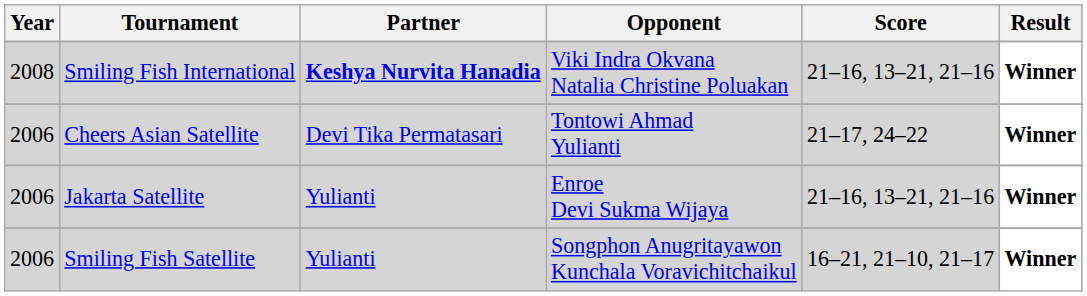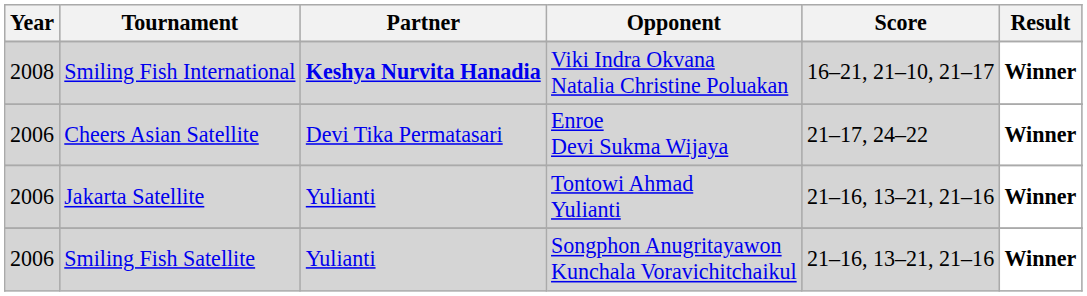(901, 72) 21–16, 13–21, 21–16 -> (901, 72) 16–21, 21–10, 21–17
(622, 134) Tontowi Ahmad Yulianti -> (640, 134) Enroe Devi Sukma Wijaya
(640, 197) Enroe Devi Sukma Wijaya -> (622, 197) Tontowi Ahmad Yulianti
(901, 259) 16–21, 21–10, 21–17 -> (901, 259) 21–16, 13–21, 21–16
